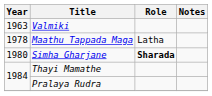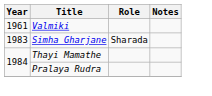(17, 26) 1963 -> (17, 26) 1961
- row: (83, 40)
(17, 55) 1980 -> (17, 40) 1983
(156, 55) bold -> (129, 40) normal
